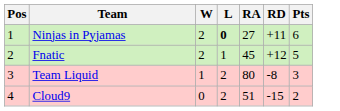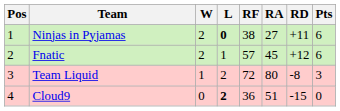+ column: (251, 14)
(296, 55) 5 -> (319, 55) 6
(223, 95) normal -> (223, 95) bold
(296, 95) 2 -> (319, 95) 0
